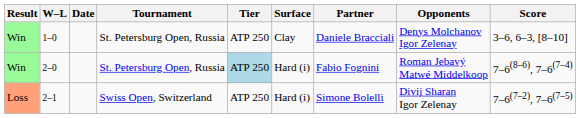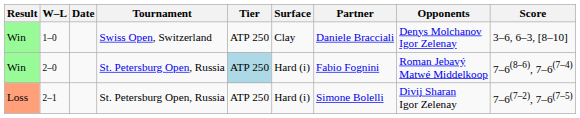(162, 37) St. Petersburg Open, Russia -> (156, 37) Swiss Open, Switzerland
(156, 98) Swiss Open, Switzerland -> (162, 98) St. Petersburg Open, Russia
